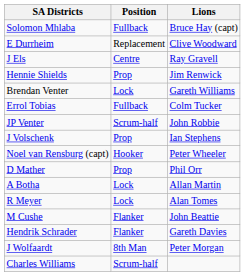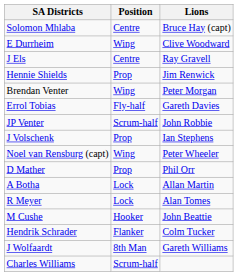(131, 28) Fullback -> (126, 28) Centre
(139, 43) Replacement -> (124, 43) Wing
(123, 91) Lock -> (124, 91) Wing
(202, 91) Gareth Williams -> (189, 91) Peter Morgan
(131, 106) Fullback -> (129, 106) Fly-half
(196, 106) Colm Tucker -> (191, 106) Gareth Davies
(128, 153) Hooker -> (124, 153) Wing
(128, 216) Flanker -> (128, 216) Hooker
(198, 232) Gareth Davies -> (188, 232) Colm Tucker
(197, 248) Peter Morgan -> (195, 248) Gareth Williams
